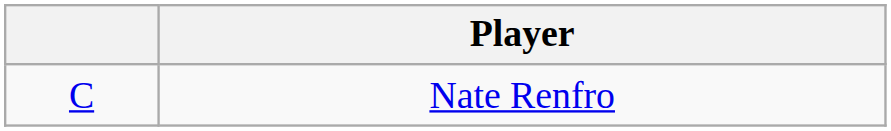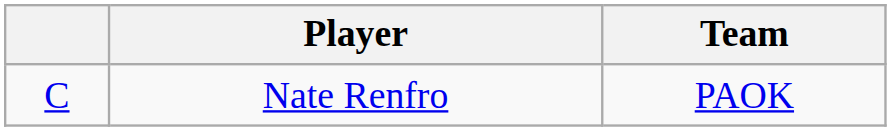+ column: (744, 34)
